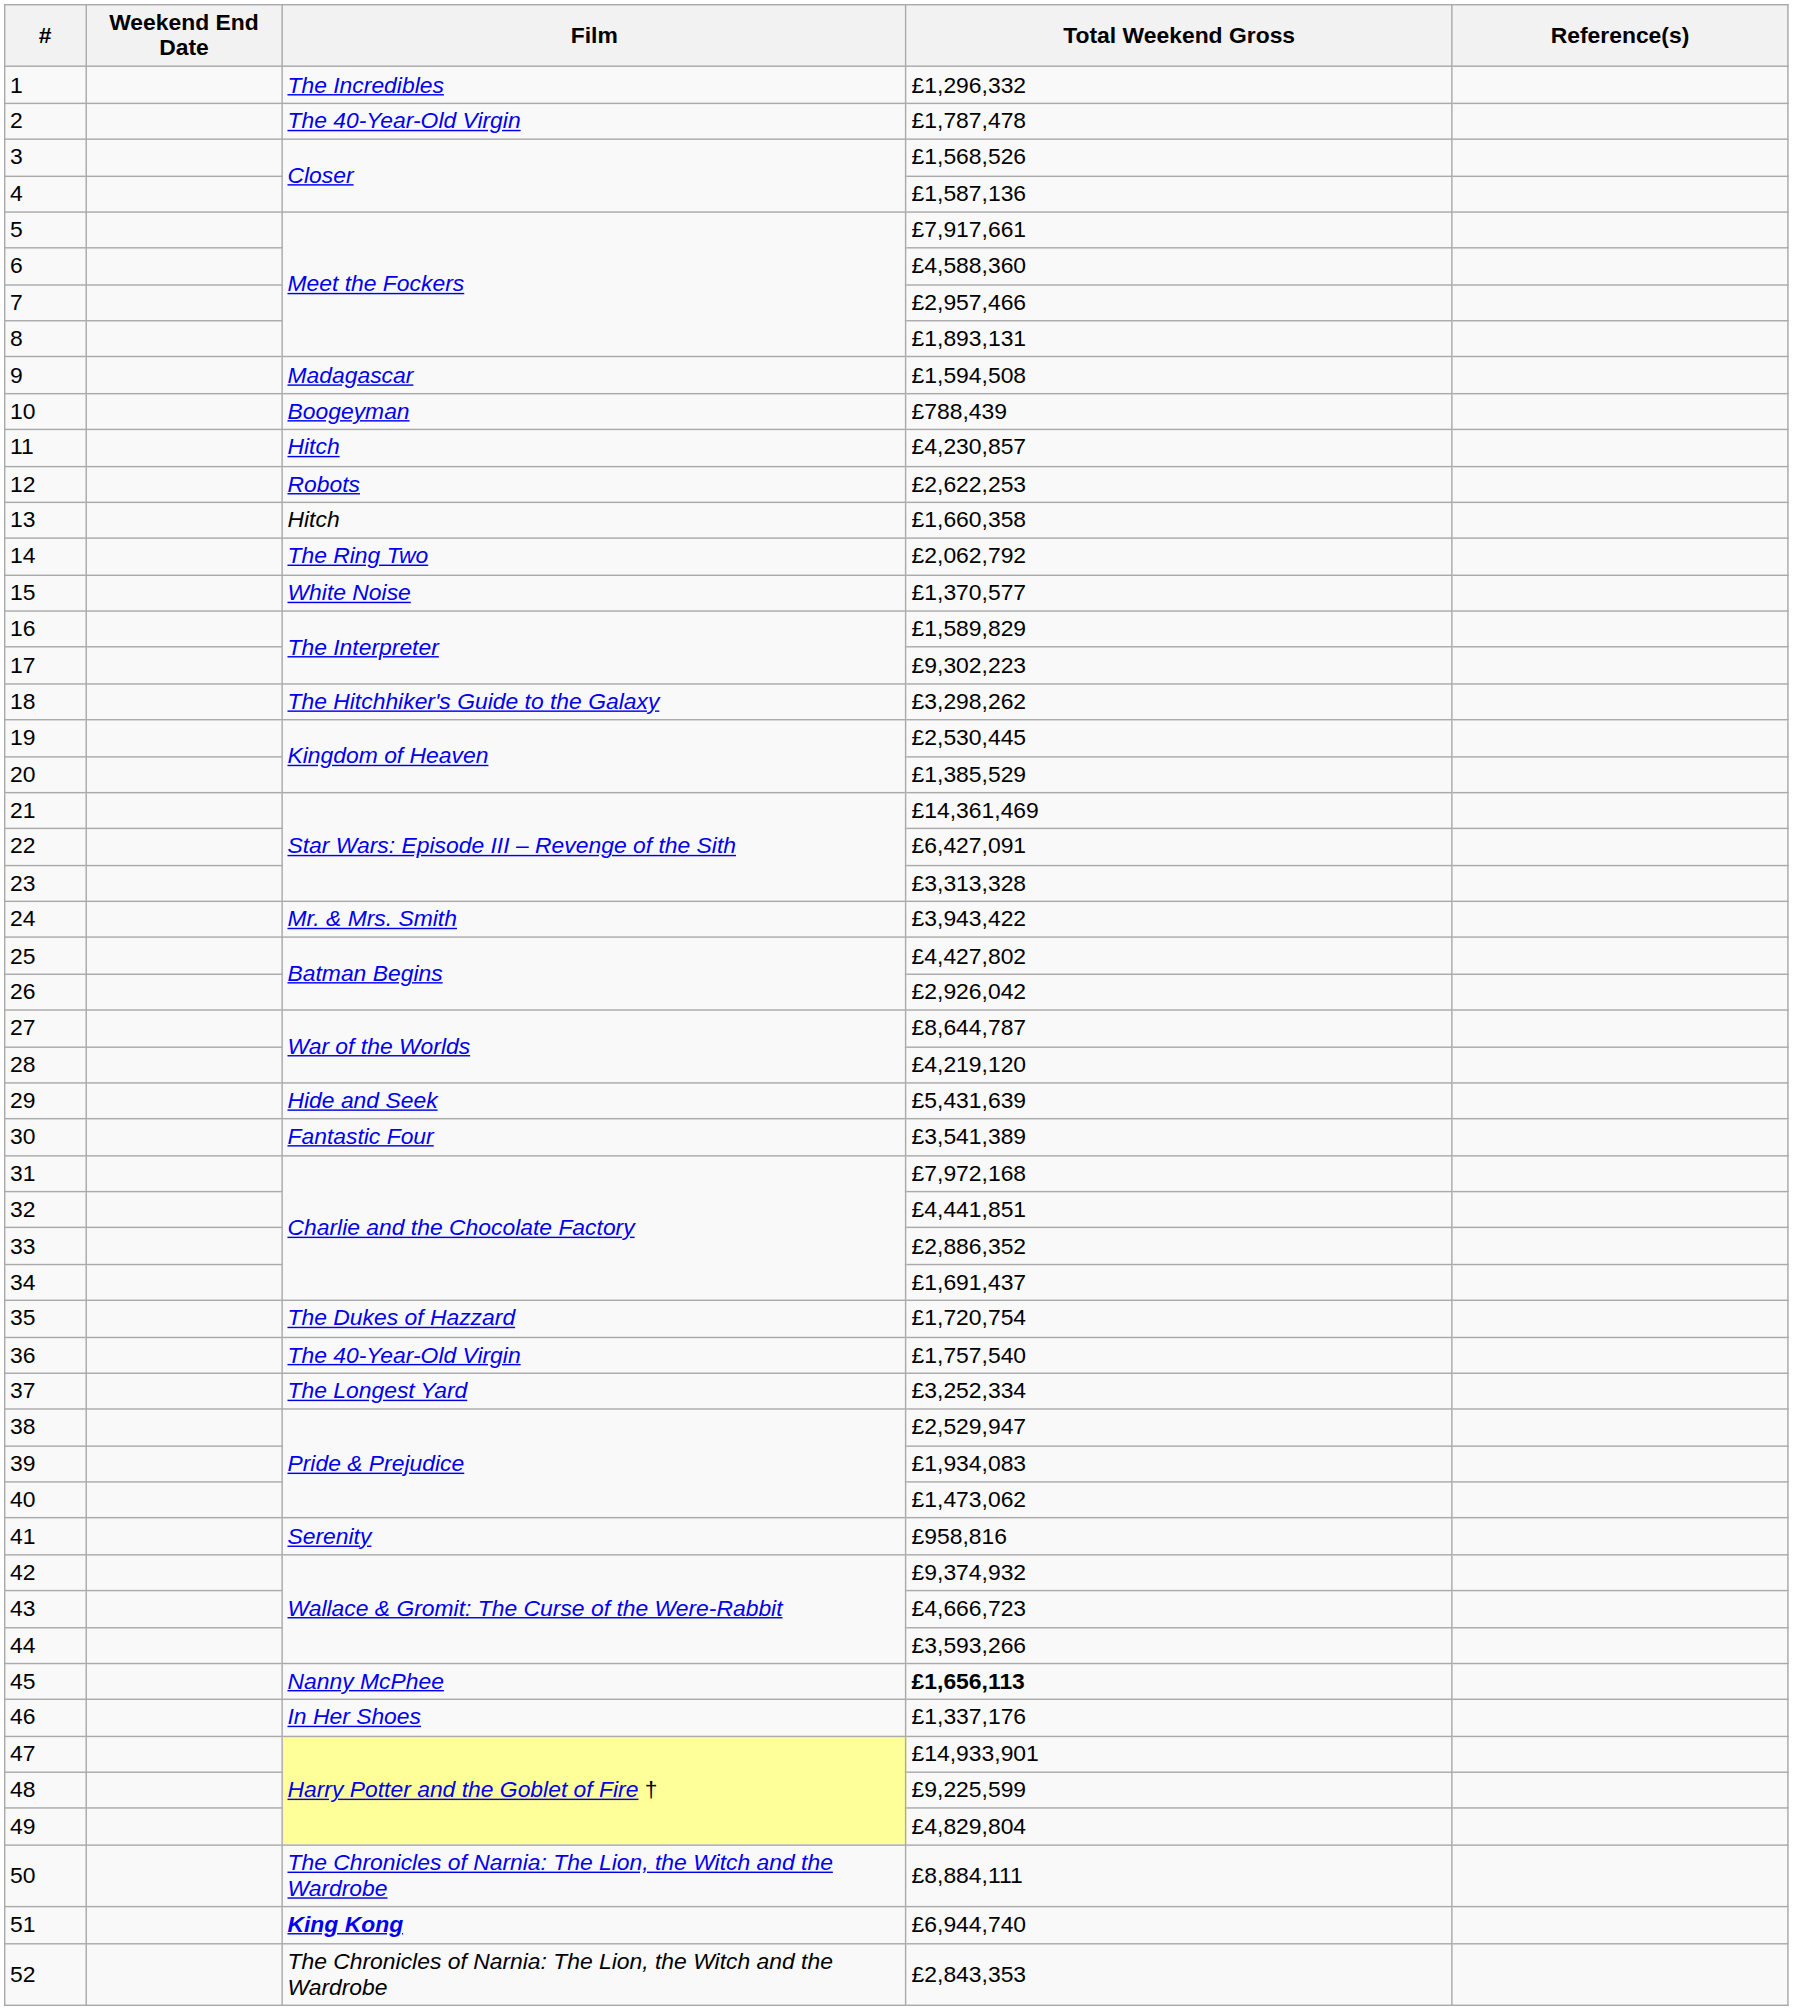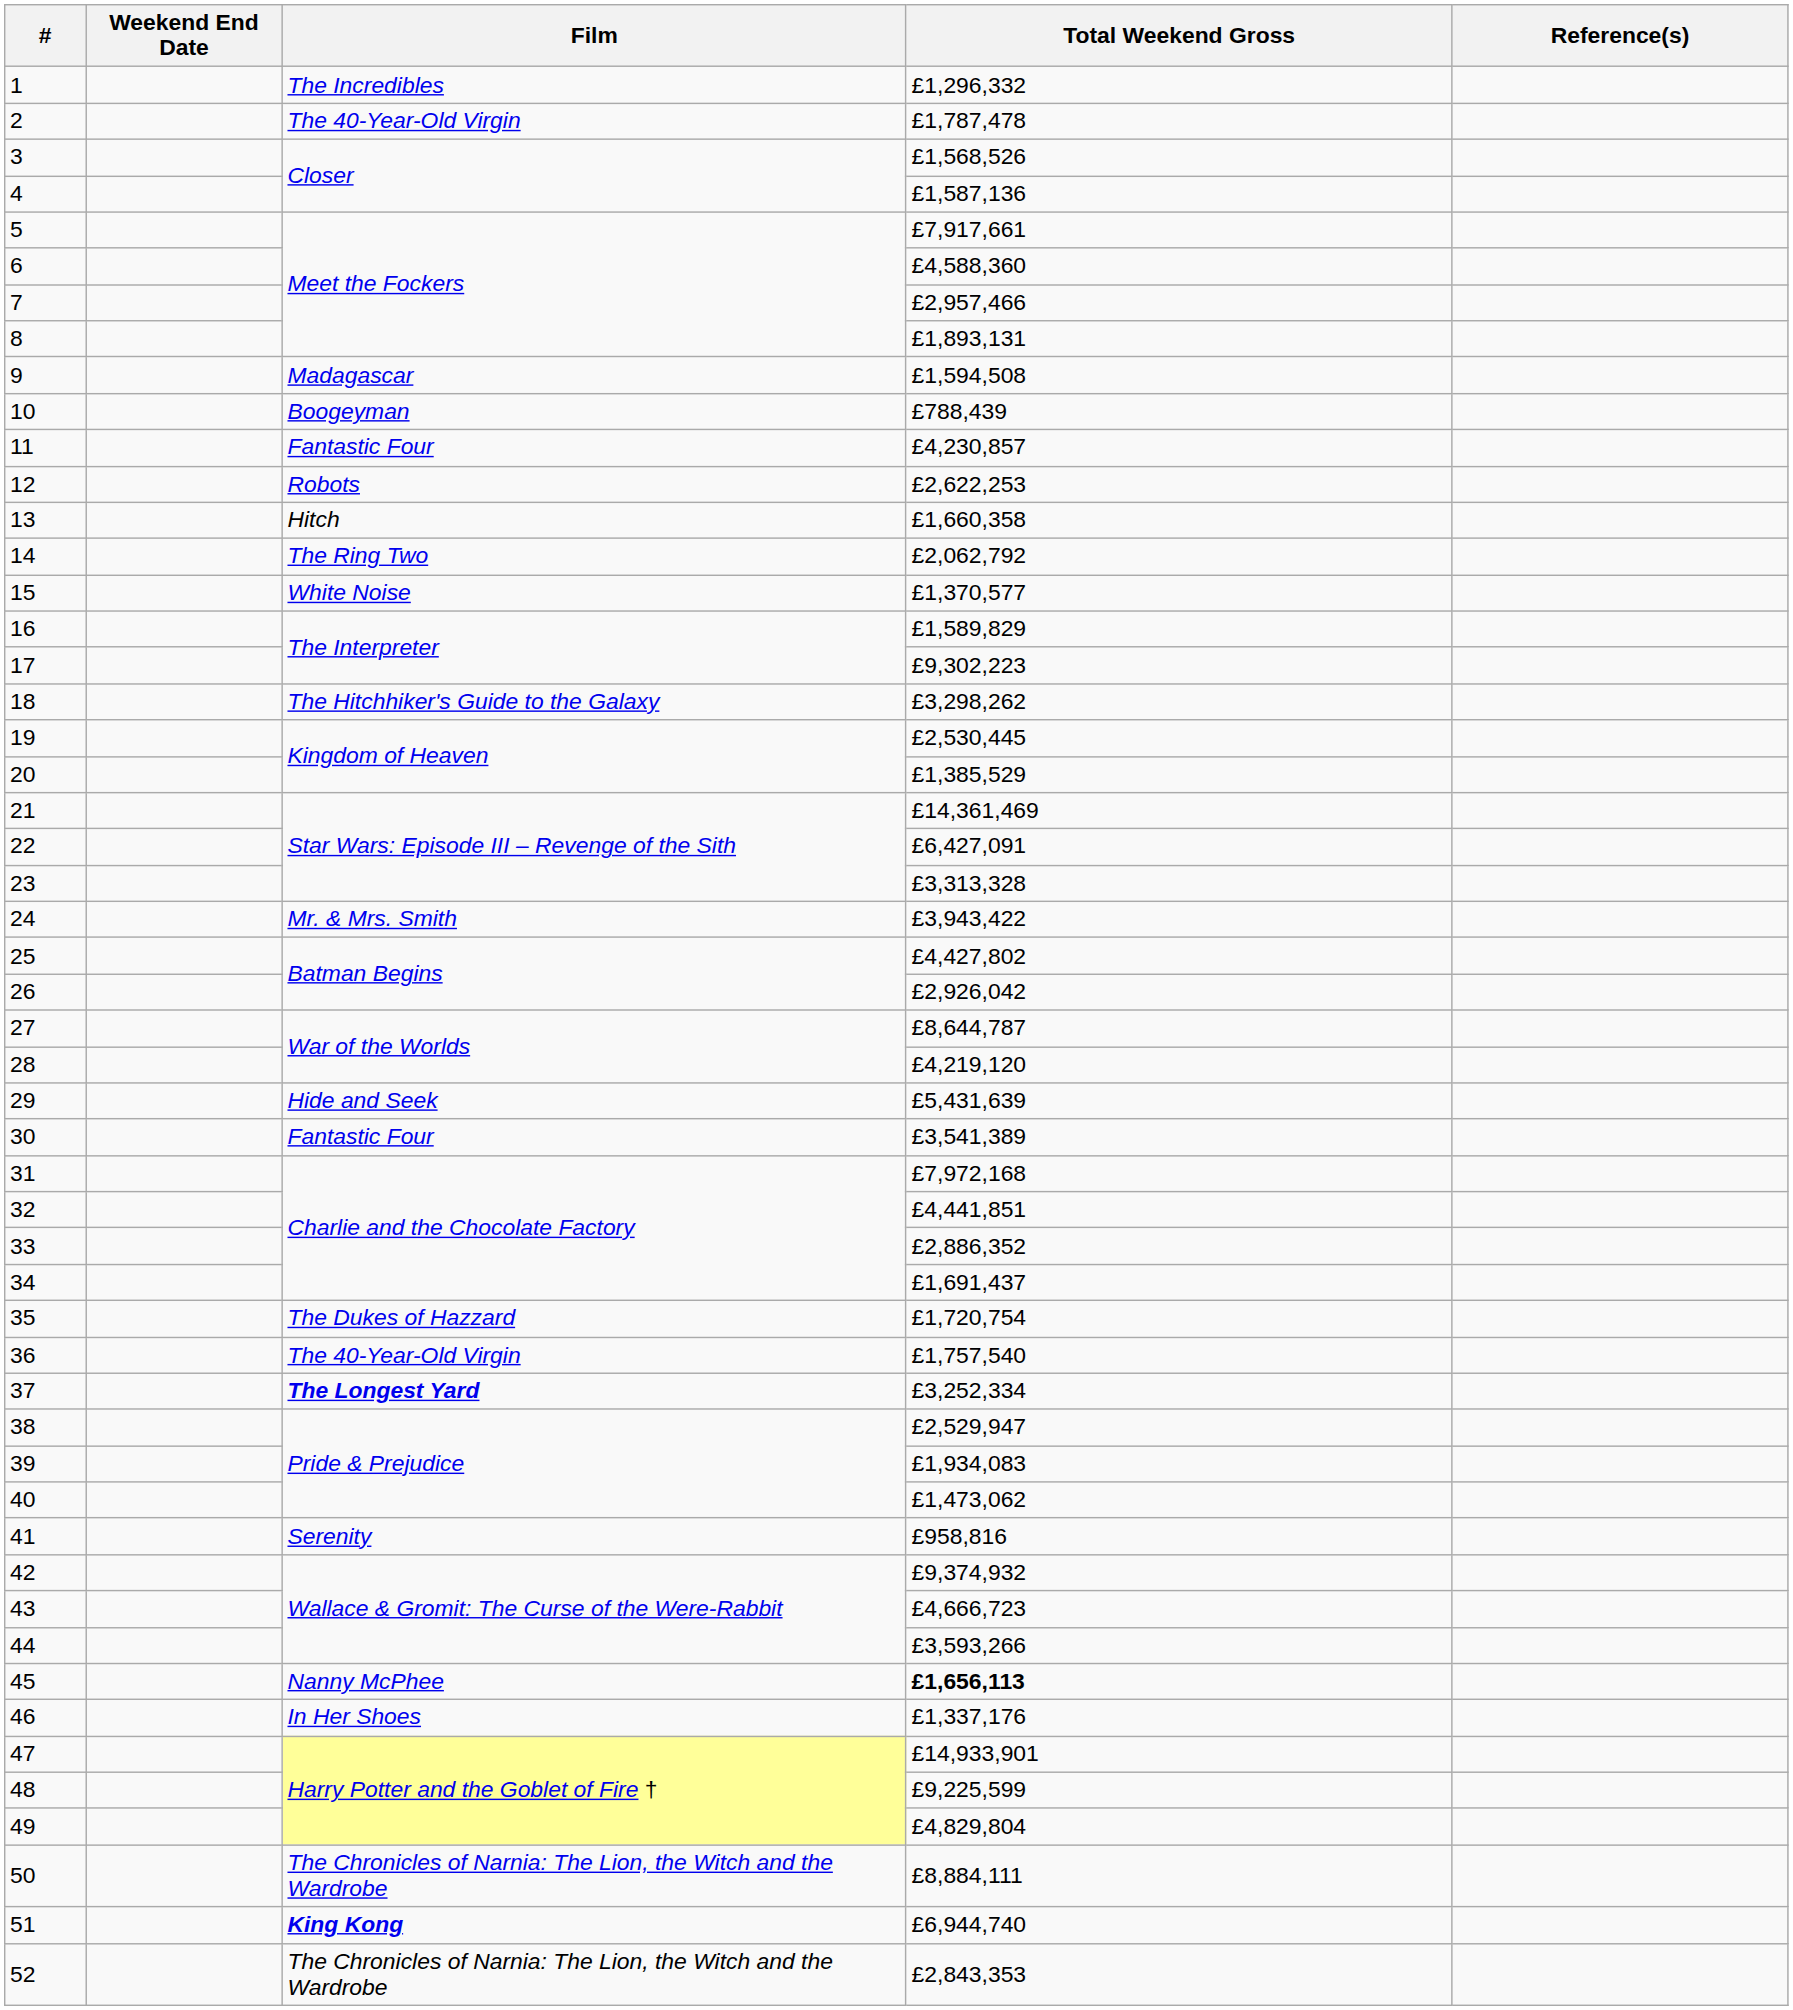(314, 447) Hitch -> (361, 447) Fantastic Four
(377, 1390) normal -> (383, 1390) bold
